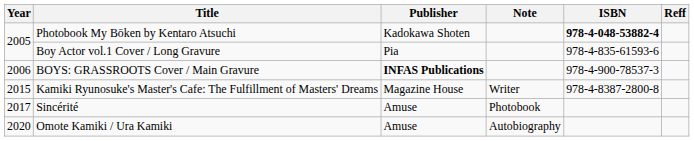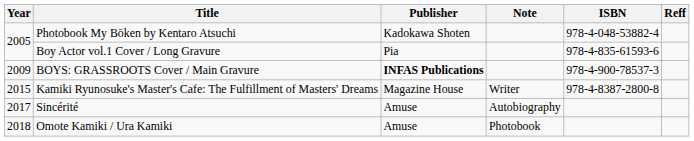(613, 32) bold -> (613, 32) normal
(19, 70) 2006 -> (19, 70) 2009
(515, 107) Photobook -> (525, 107) Autobiography
(19, 126) 2020 -> (19, 126) 2018
(525, 126) Autobiography -> (515, 126) Photobook
